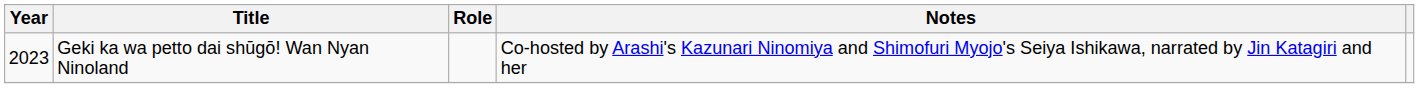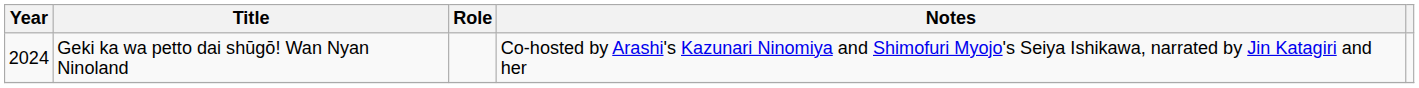(29, 57) 2023 -> (29, 57) 2024
